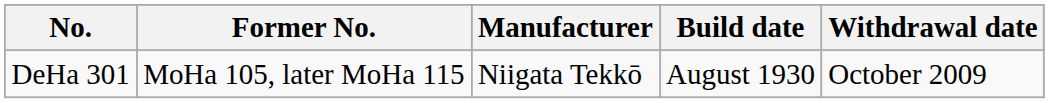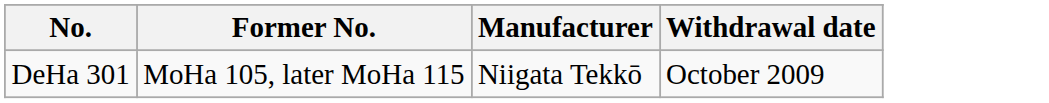- column: (741, 27)
